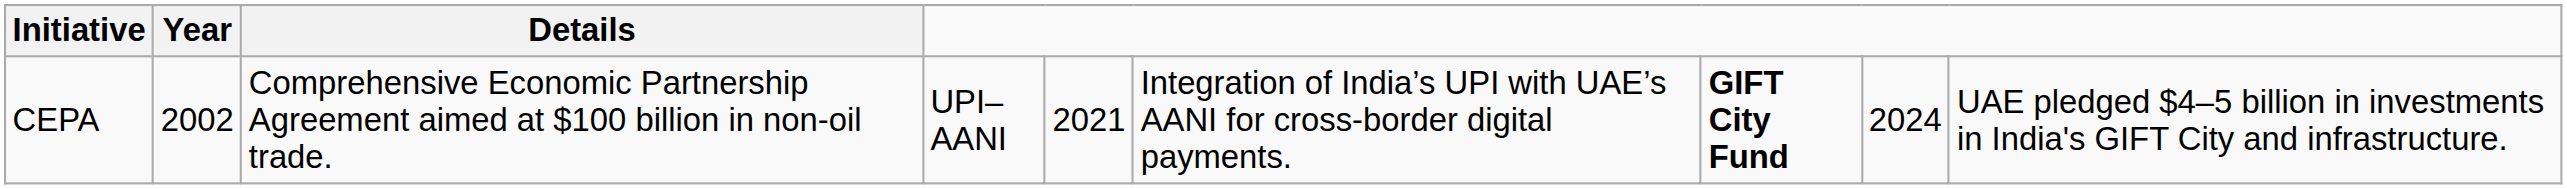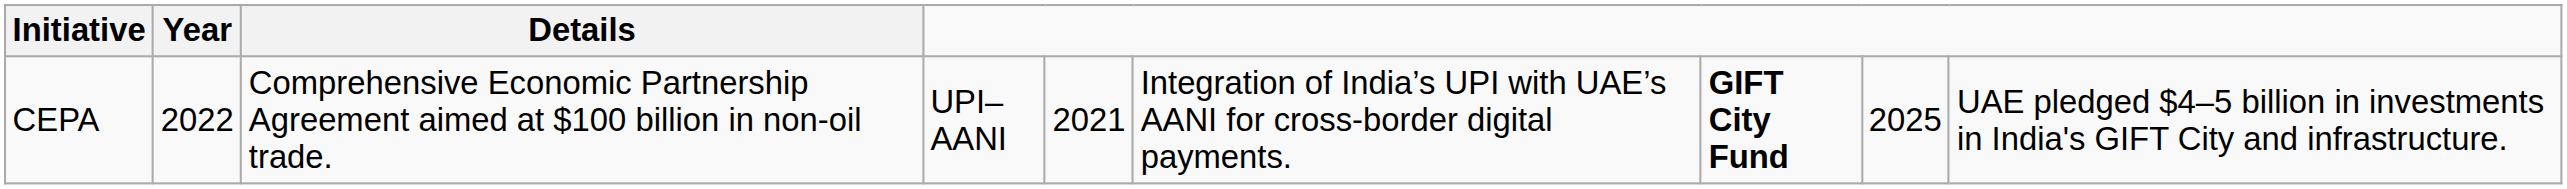(197, 119) 2002 -> (197, 119) 2022
(1905, 119) 2024 -> (1905, 119) 2025
